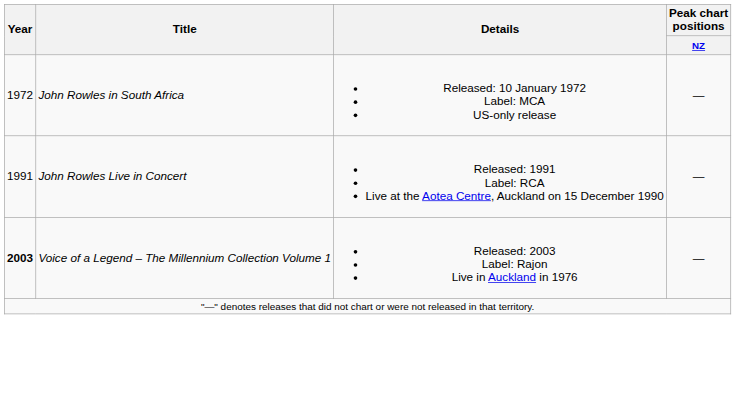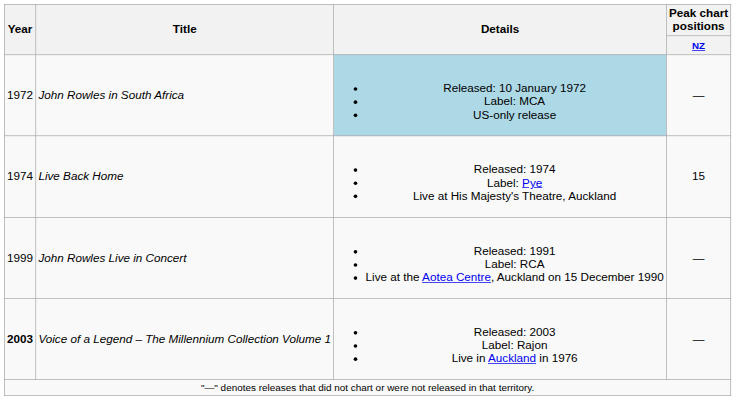(500, 102) no background -> (500, 102) lightblue background
+ row: (81, 176)
(20, 176) 1991 -> (20, 257) 1999
